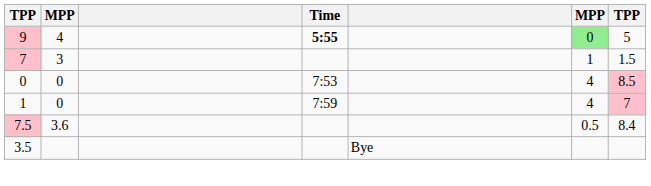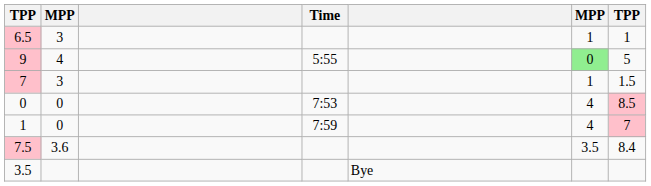+ row: (23, 37)
(325, 37) bold -> (325, 59) normal
(590, 125) 0.5 -> (590, 147) 3.5
